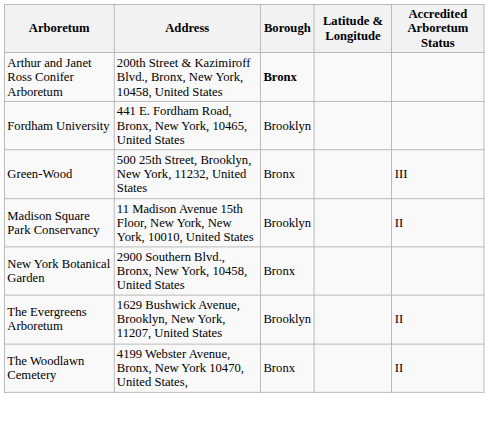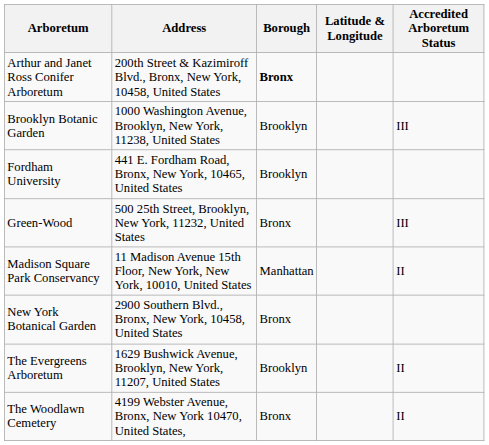+ row: (52, 125)
(287, 222) Brooklyn -> (287, 271) Manhattan
